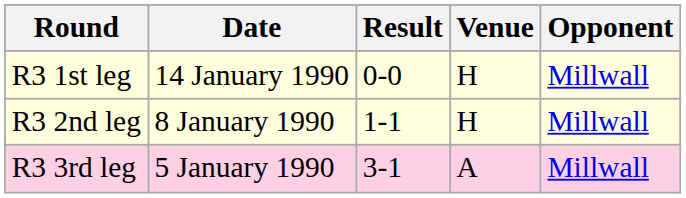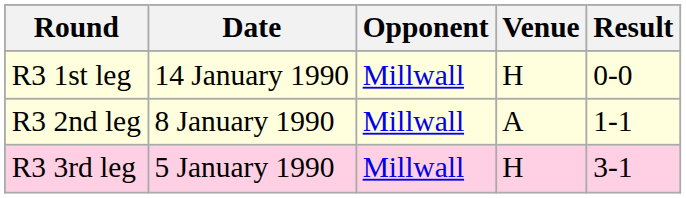columns swapped: (610, 27) <-> (403, 27)
(467, 121) H -> (513, 121) A
(467, 167) A -> (513, 167) H
